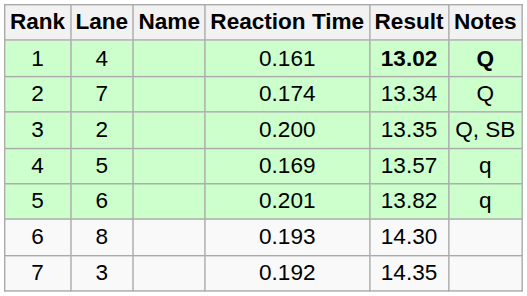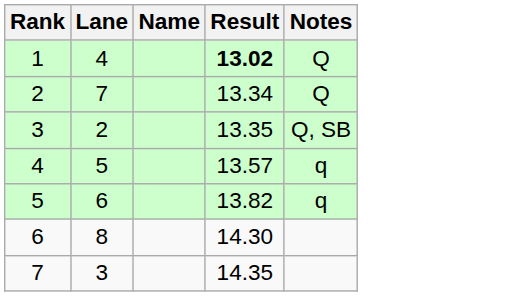- column: (287, 22)
(485, 58) bold -> (321, 58) normal
